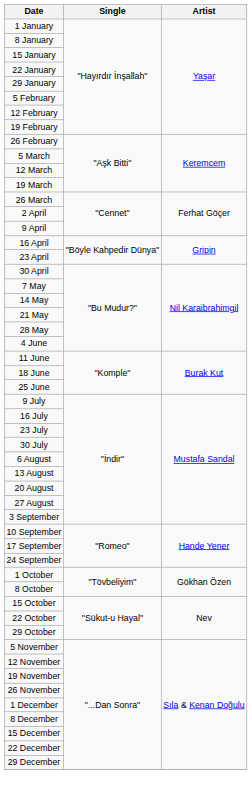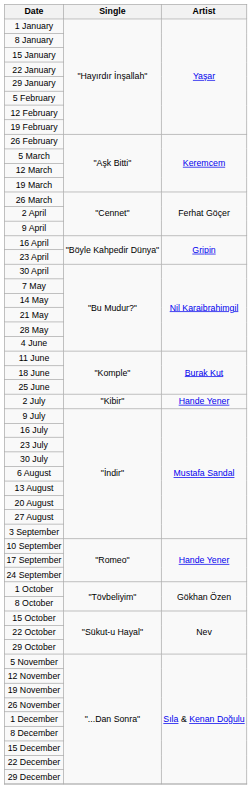+ row: (34, 401)
